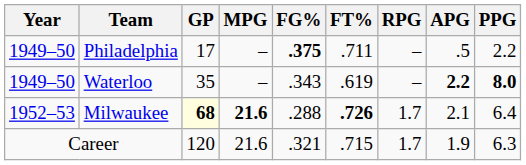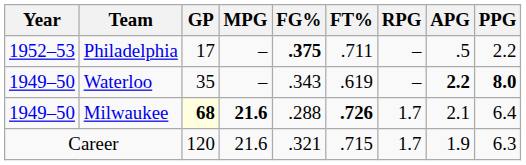(42, 51) 1949–50 -> (42, 51) 1952–53
(42, 113) 1952–53 -> (42, 113) 1949–50
